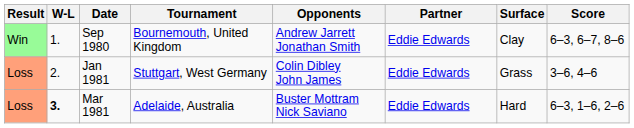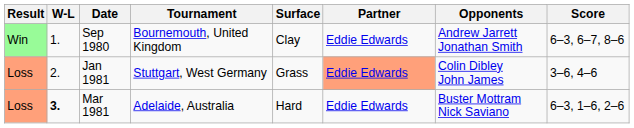columns swapped: (522, 14) <-> (329, 14)
(429, 73) no background -> (367, 73) lightsalmon background
